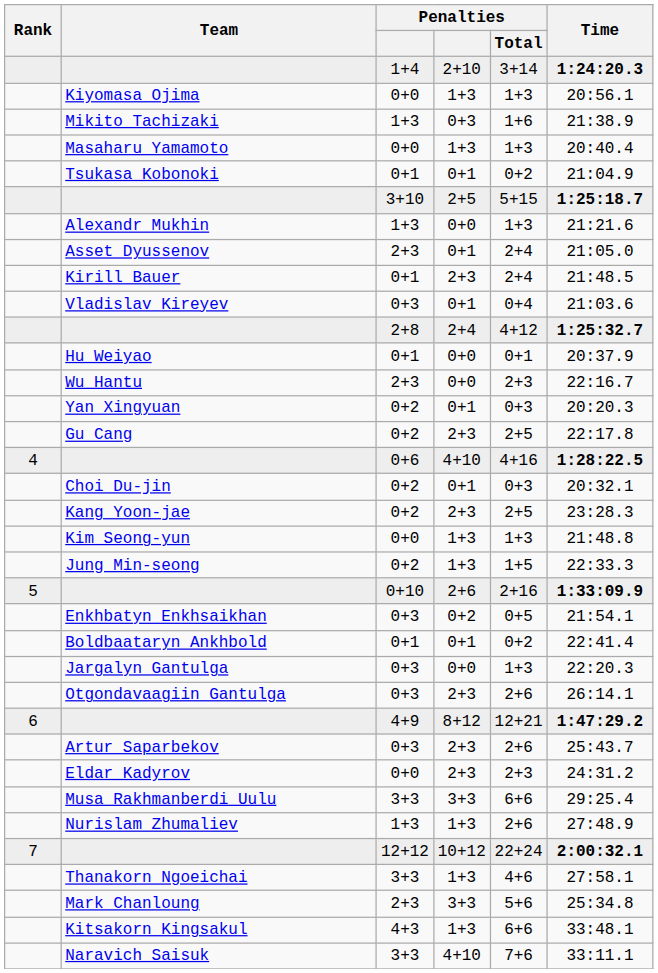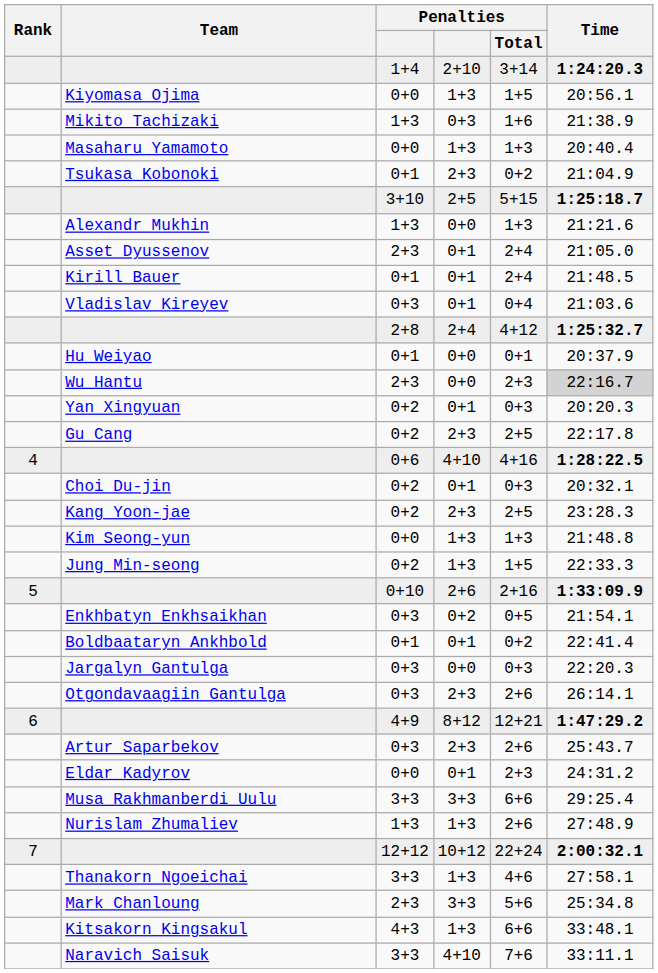(519, 96) 1+3 -> (519, 96) 1+5
(462, 174) 0+1 -> (462, 174) 2+3
(462, 278) 2+3 -> (462, 278) 0+1
(600, 382) no background -> (600, 382) lightgrey background
(519, 669) 1+3 -> (519, 669) 0+3
(462, 773) 2+3 -> (462, 773) 0+1
